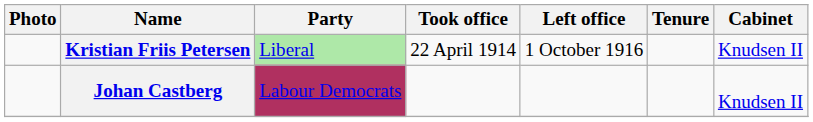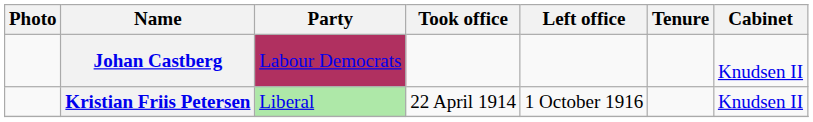rows swapped: (158, 90) <-> (158, 49)
